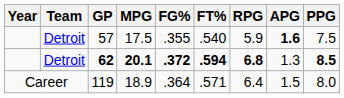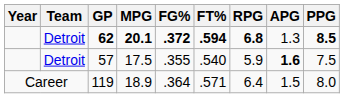rows swapped: (106, 38) <-> (106, 60)
